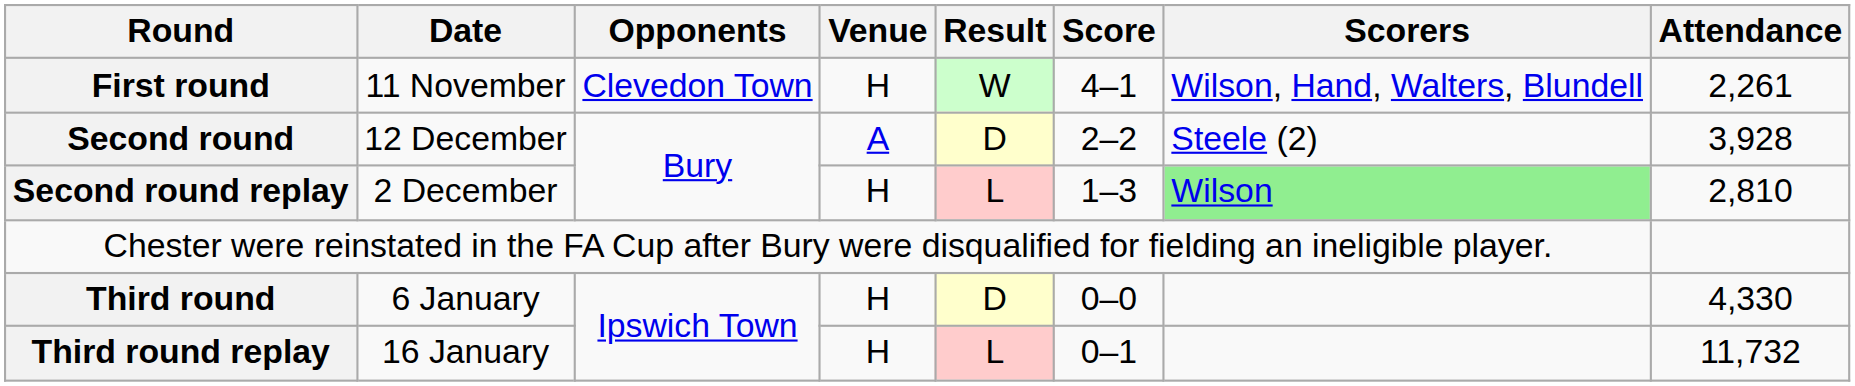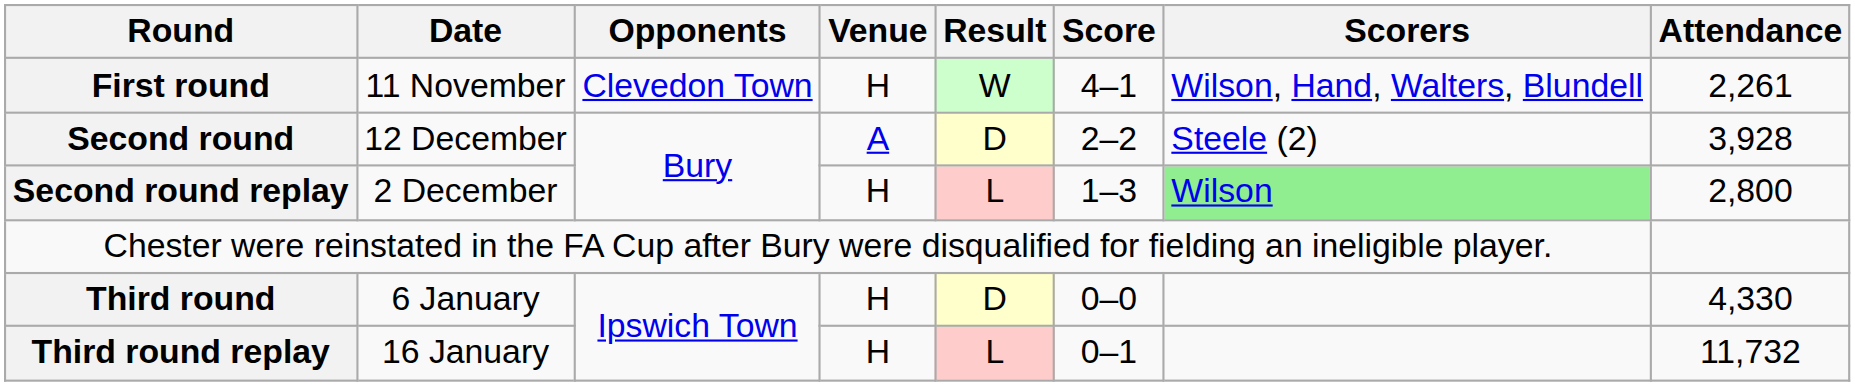(1750, 191) 2,810 -> (1750, 191) 2,800
